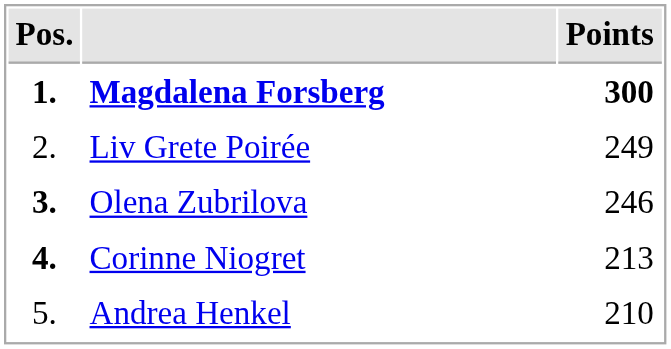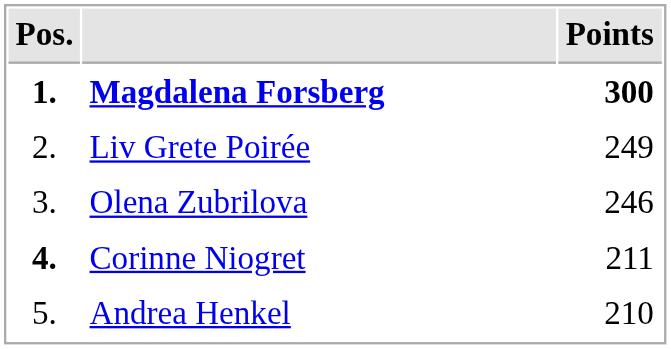(44, 202) bold -> (44, 202) normal
(629, 257) 213 -> (630, 257) 211
